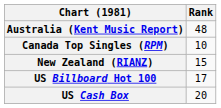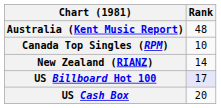(201, 62) 15 -> (201, 62) 14
(201, 79) no background -> (201, 79) lavender background
